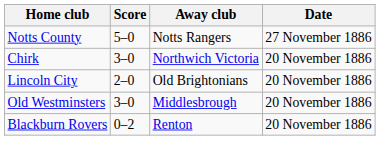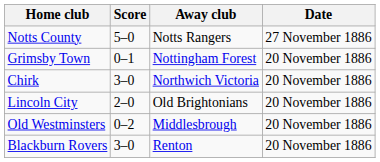+ row: (49, 59)
(124, 102) 3–0 -> (124, 124) 0–2
(124, 124) 0–2 -> (124, 146) 3–0
